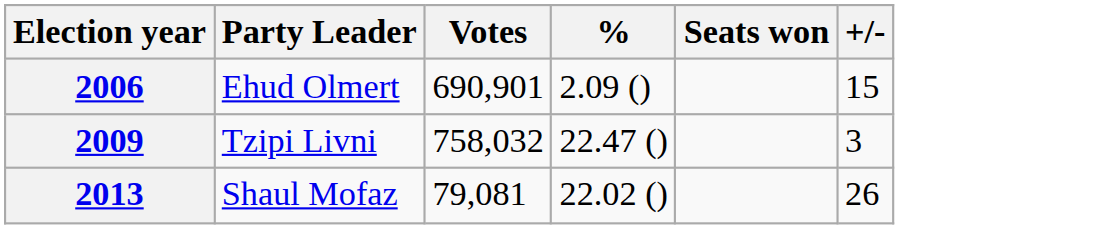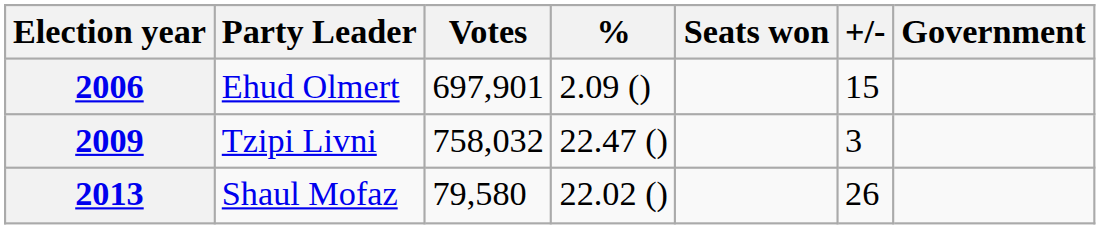+ column: (993, 31)
(488, 85) 690,901 -> (488, 85) 697,901
(480, 194) 79,081 -> (480, 194) 79,580
